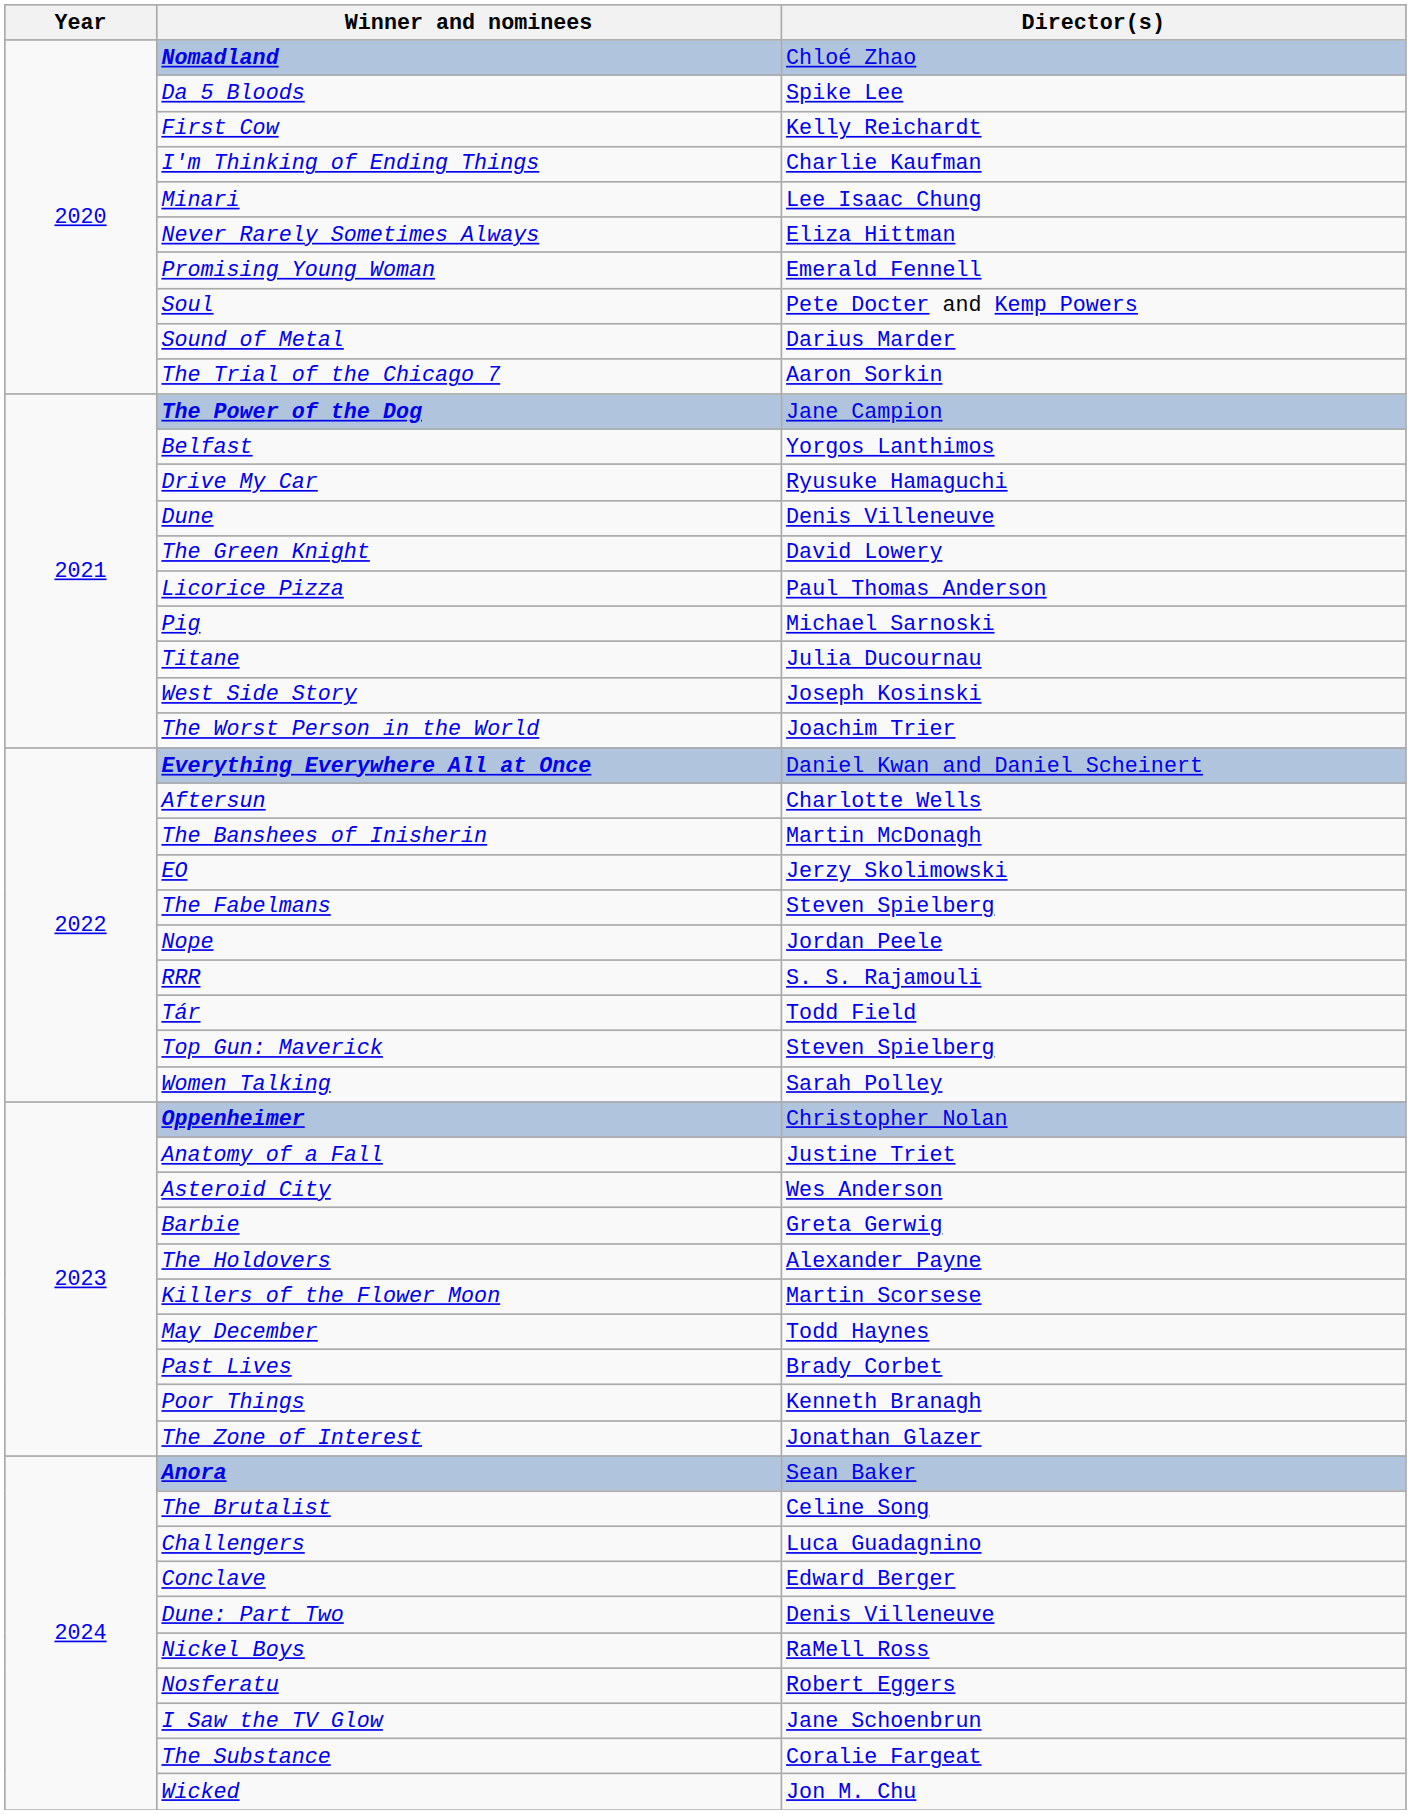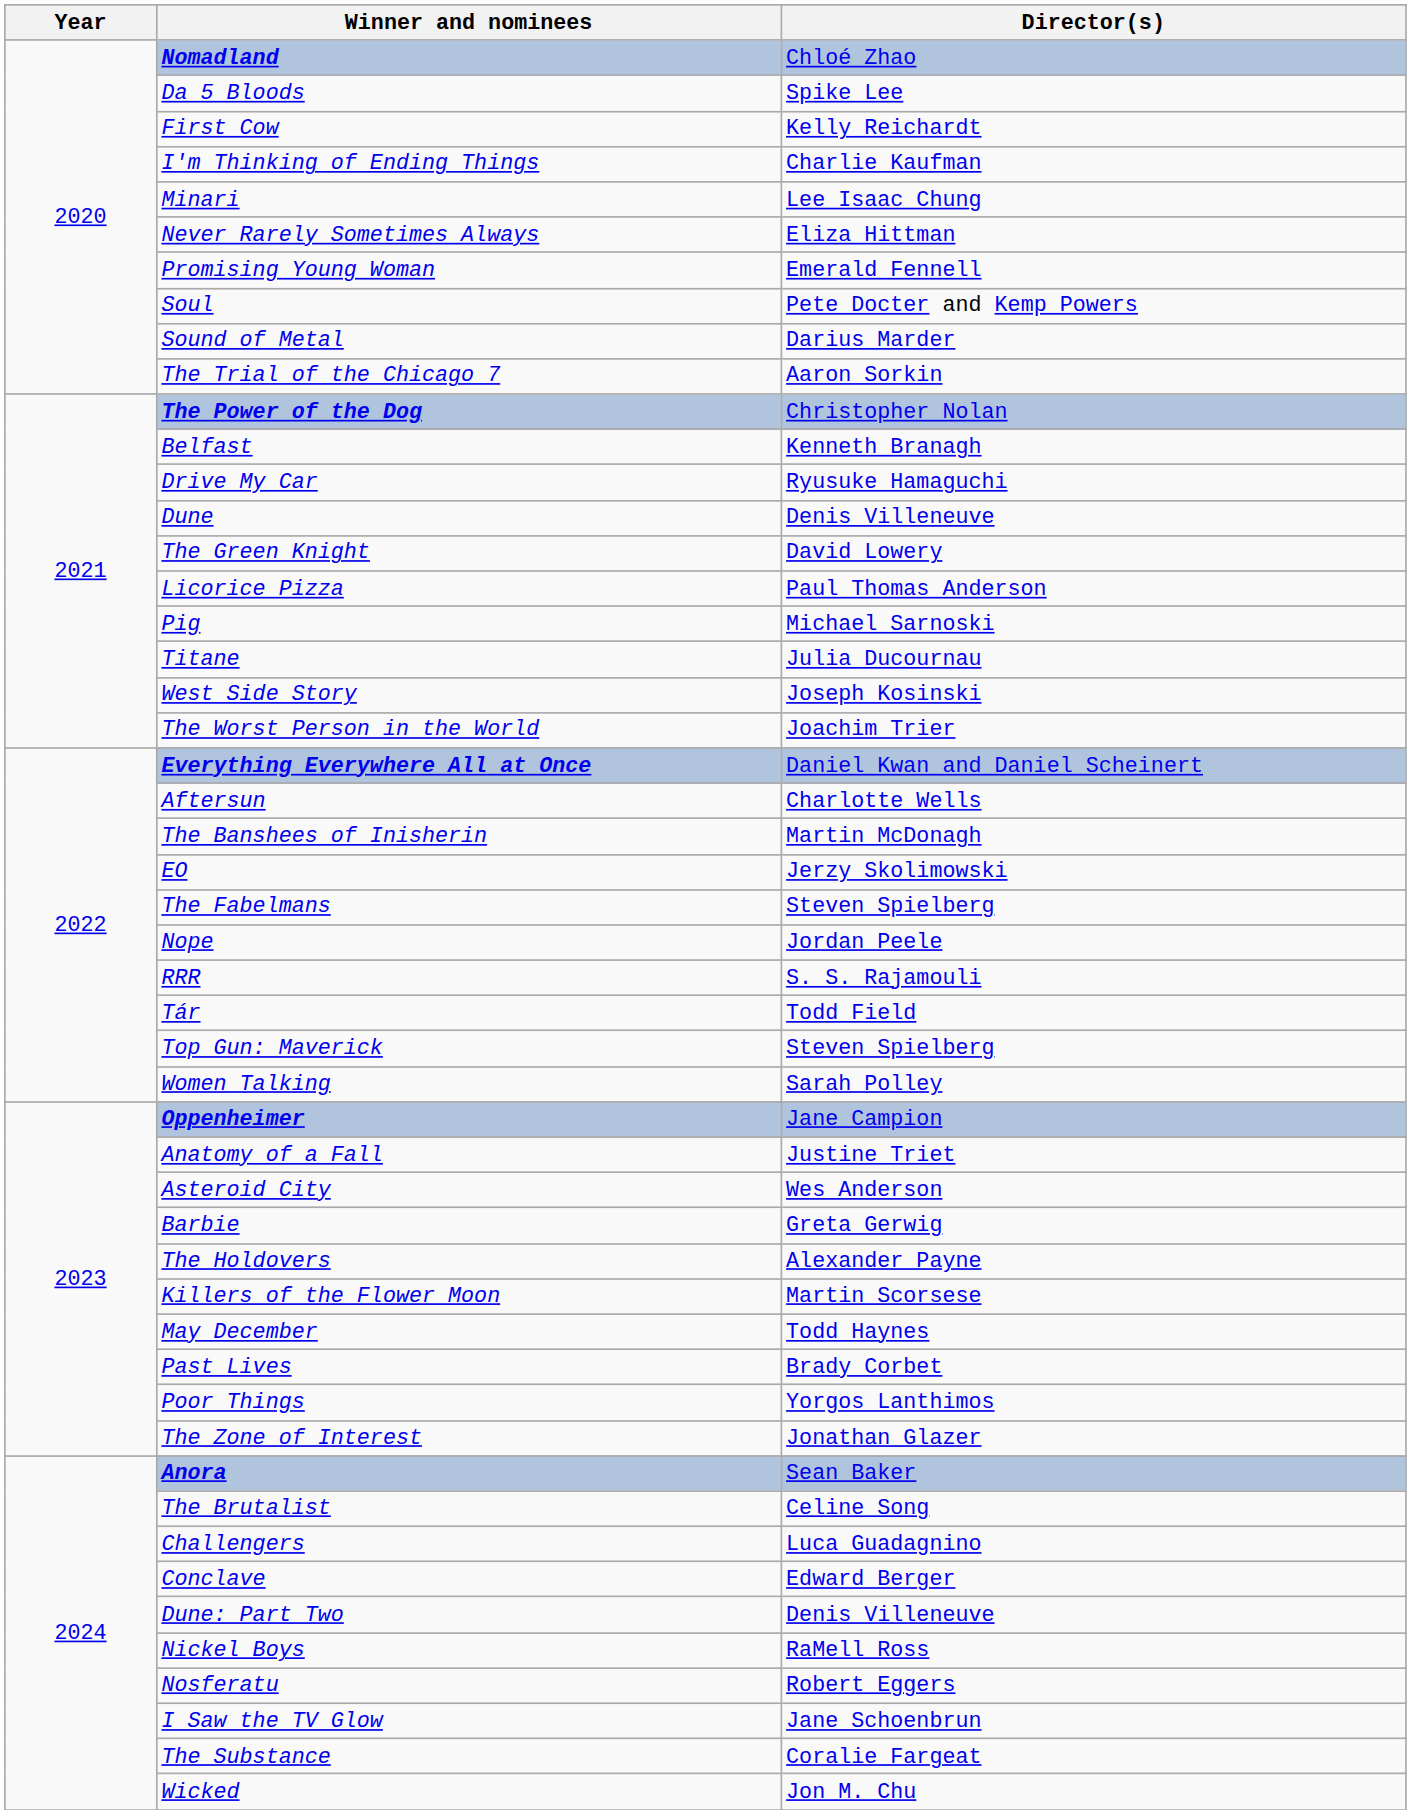(864, 412) Jane Campion -> (897, 412) Christopher Nolan
(890, 447) Yorgos Lanthimos -> (884, 447) Kenneth Branagh
(897, 1119) Christopher Nolan -> (864, 1119) Jane Campion
(884, 1402) Kenneth Branagh -> (890, 1402) Yorgos Lanthimos
